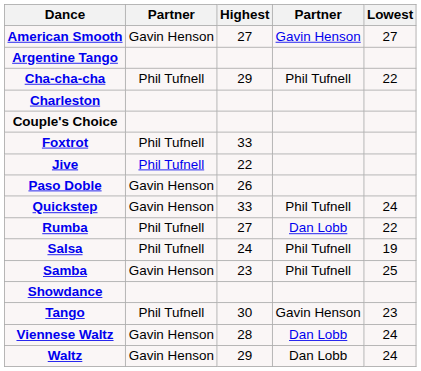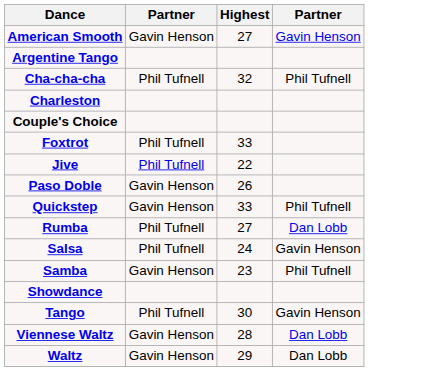- column: (390, 15)
(245, 79) 29 -> (245, 79) 32
(318, 249) Phil Tufnell -> (318, 249) Gavin Henson
